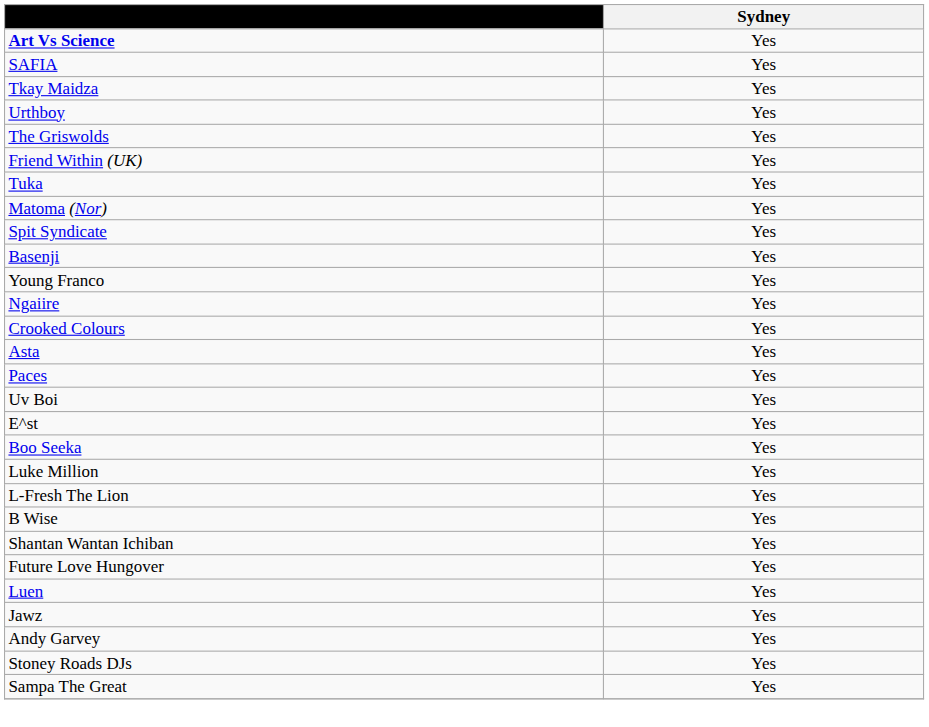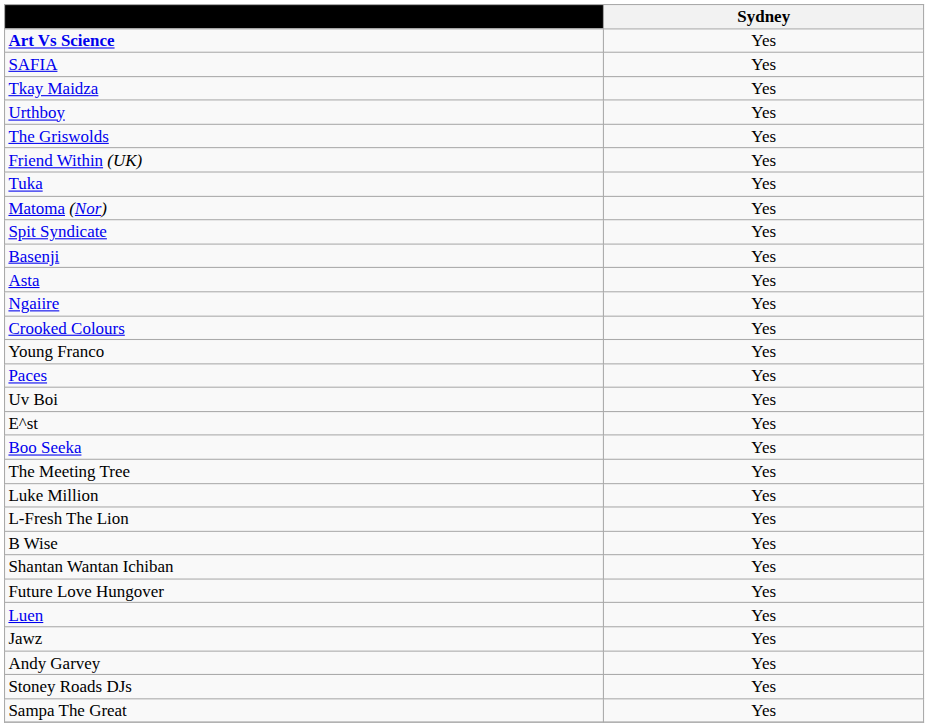rows swapped: (24, 351) <-> (56, 280)
+ row: (69, 471)
